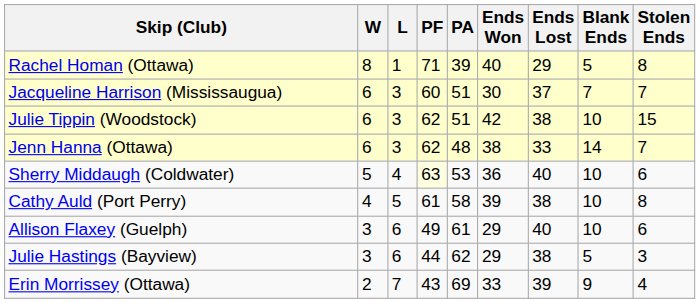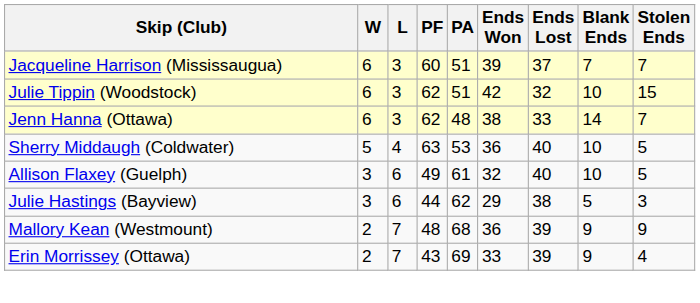- row: (101, 65)
(492, 92) 30 -> (492, 65) 39
(542, 119) 38 -> (542, 92) 32
(431, 174) lightyellow background -> (431, 147) no background
(642, 174) 6 -> (642, 147) 5
- row: (97, 202)
(492, 229) 29 -> (492, 174) 32
(642, 229) 6 -> (642, 174) 5
+ row: (111, 229)
